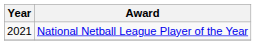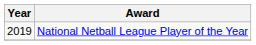(19, 31) 2021 -> (19, 31) 2019
